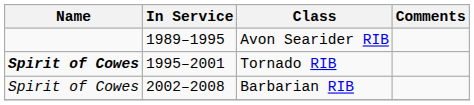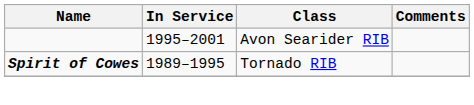(185, 40) 1989–1995 -> (185, 40) 1995–2001
(185, 64) 1995–2001 -> (185, 64) 1989–1995
- row: (297, 88)
